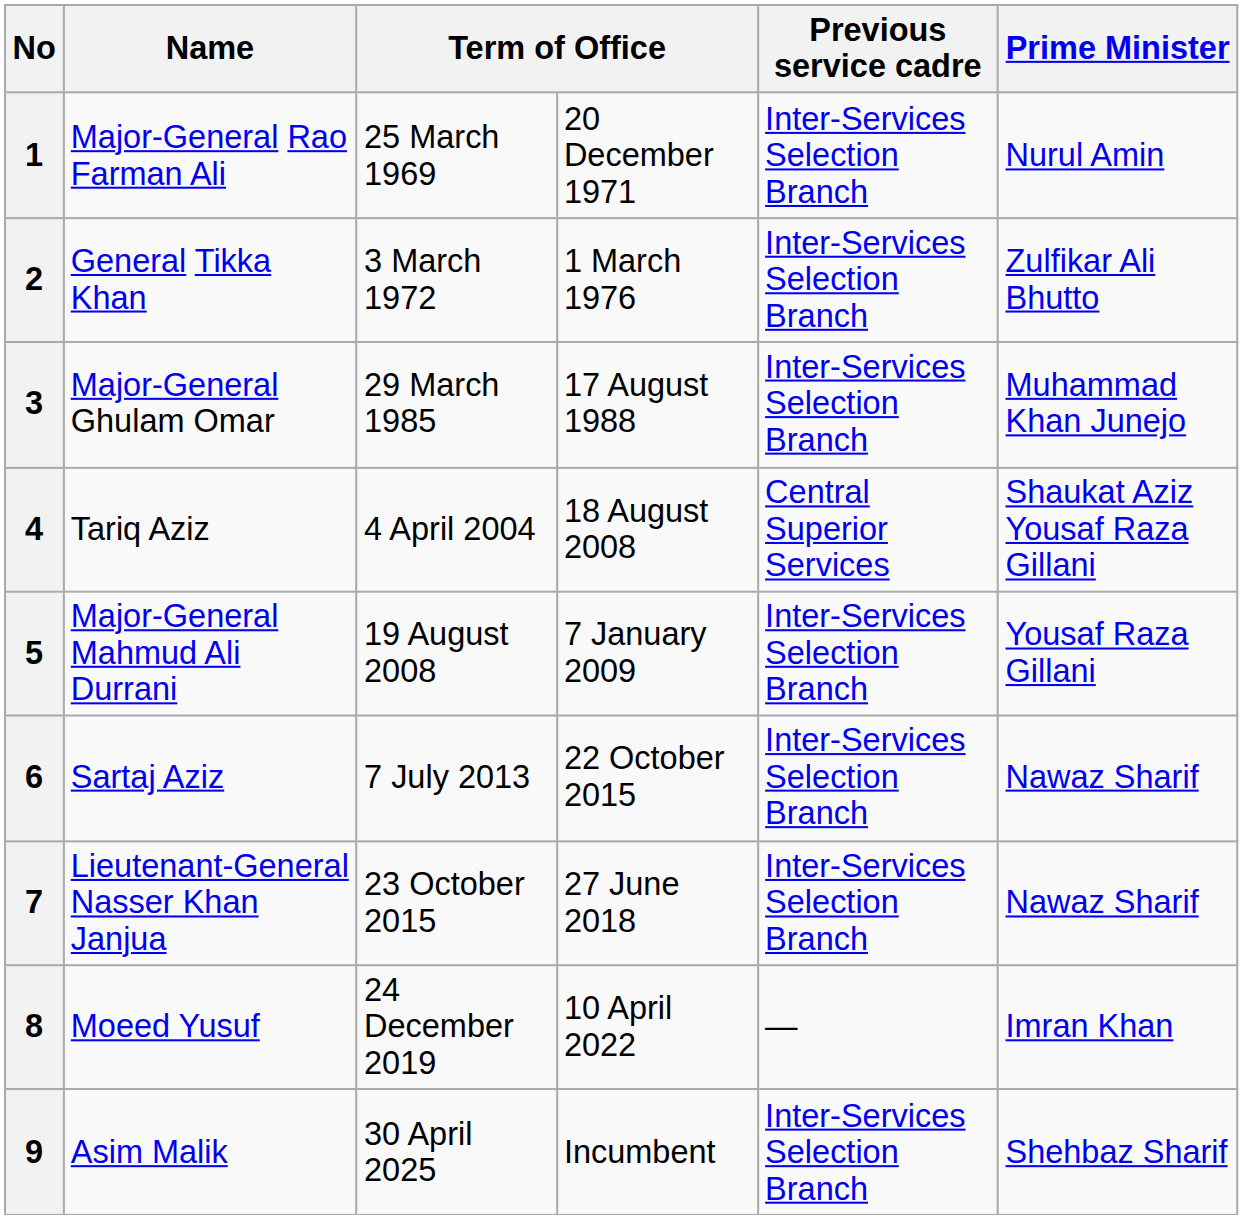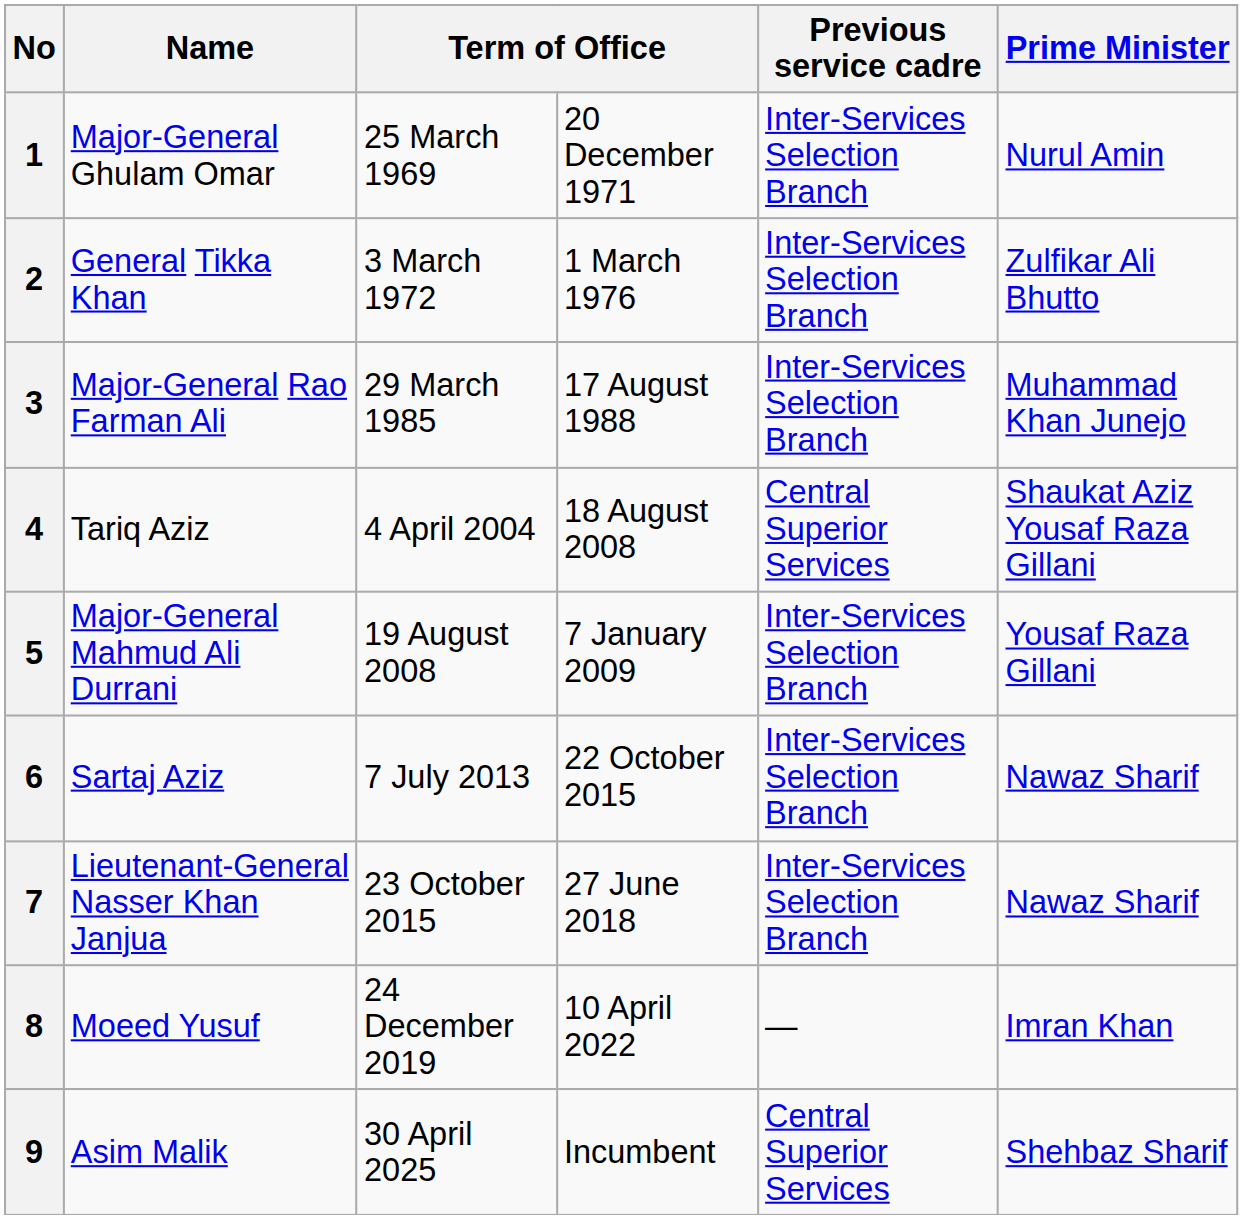(209, 154) Major-General Rao Farman Ali -> (175, 154) Major-General Ghulam Omar
(175, 404) Major-General Ghulam Omar -> (209, 404) Major-General Rao Farman Ali
(865, 1151) Inter-Services Selection Branch -> (827, 1151) Central Superior Services
